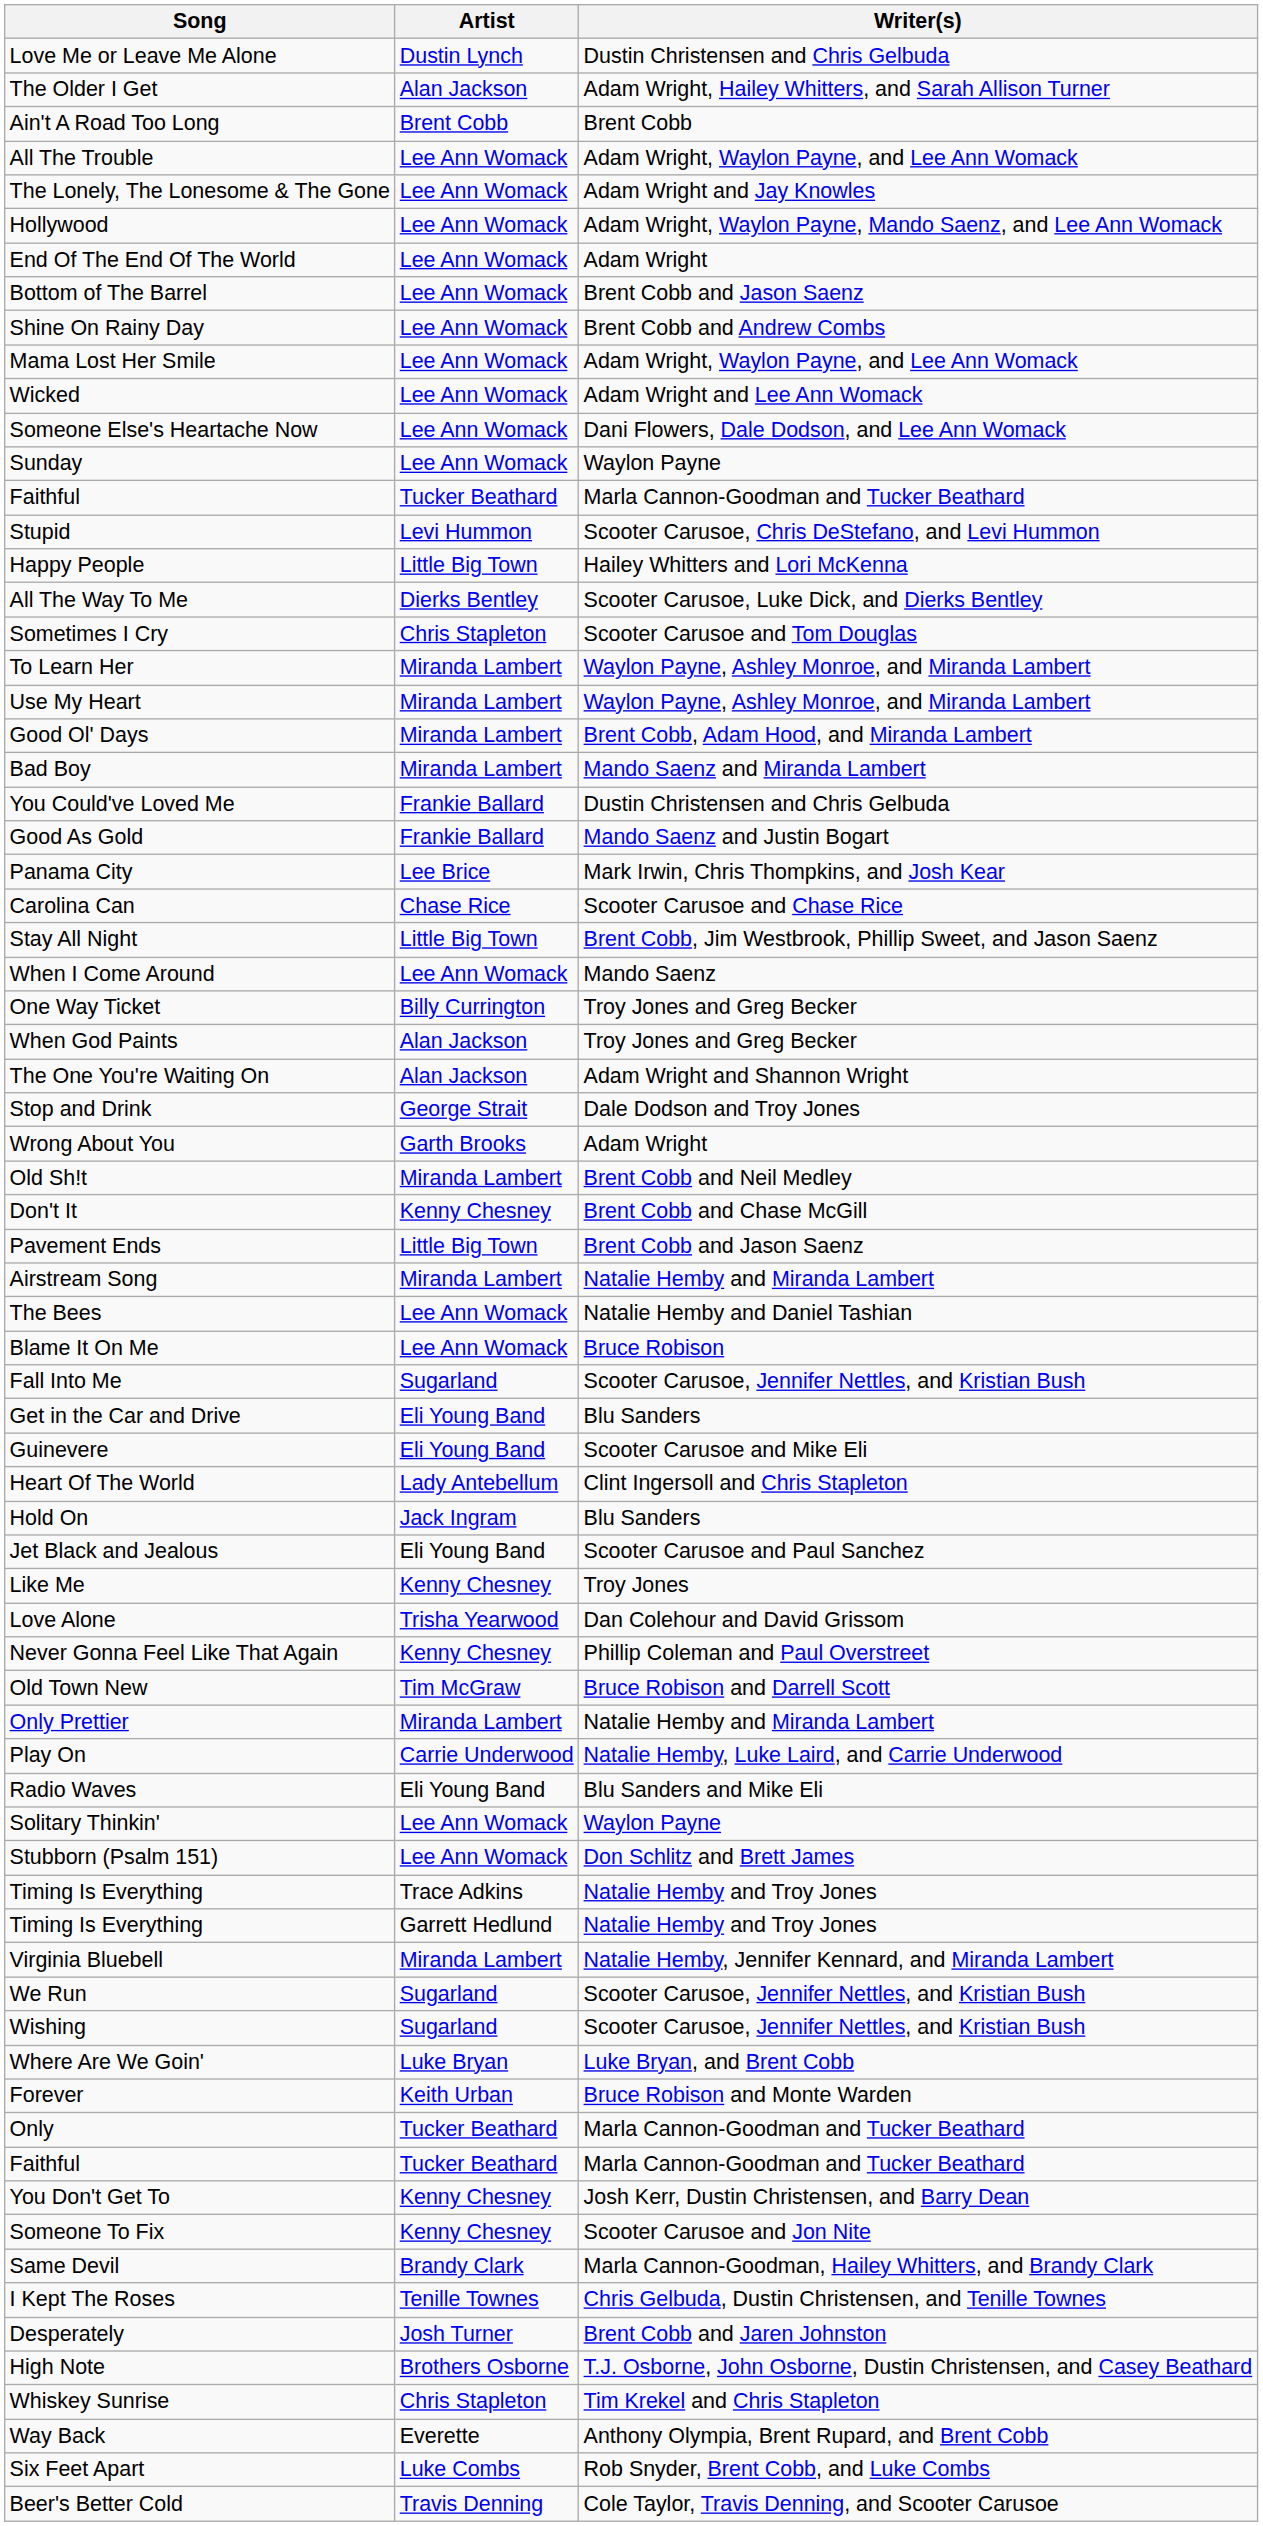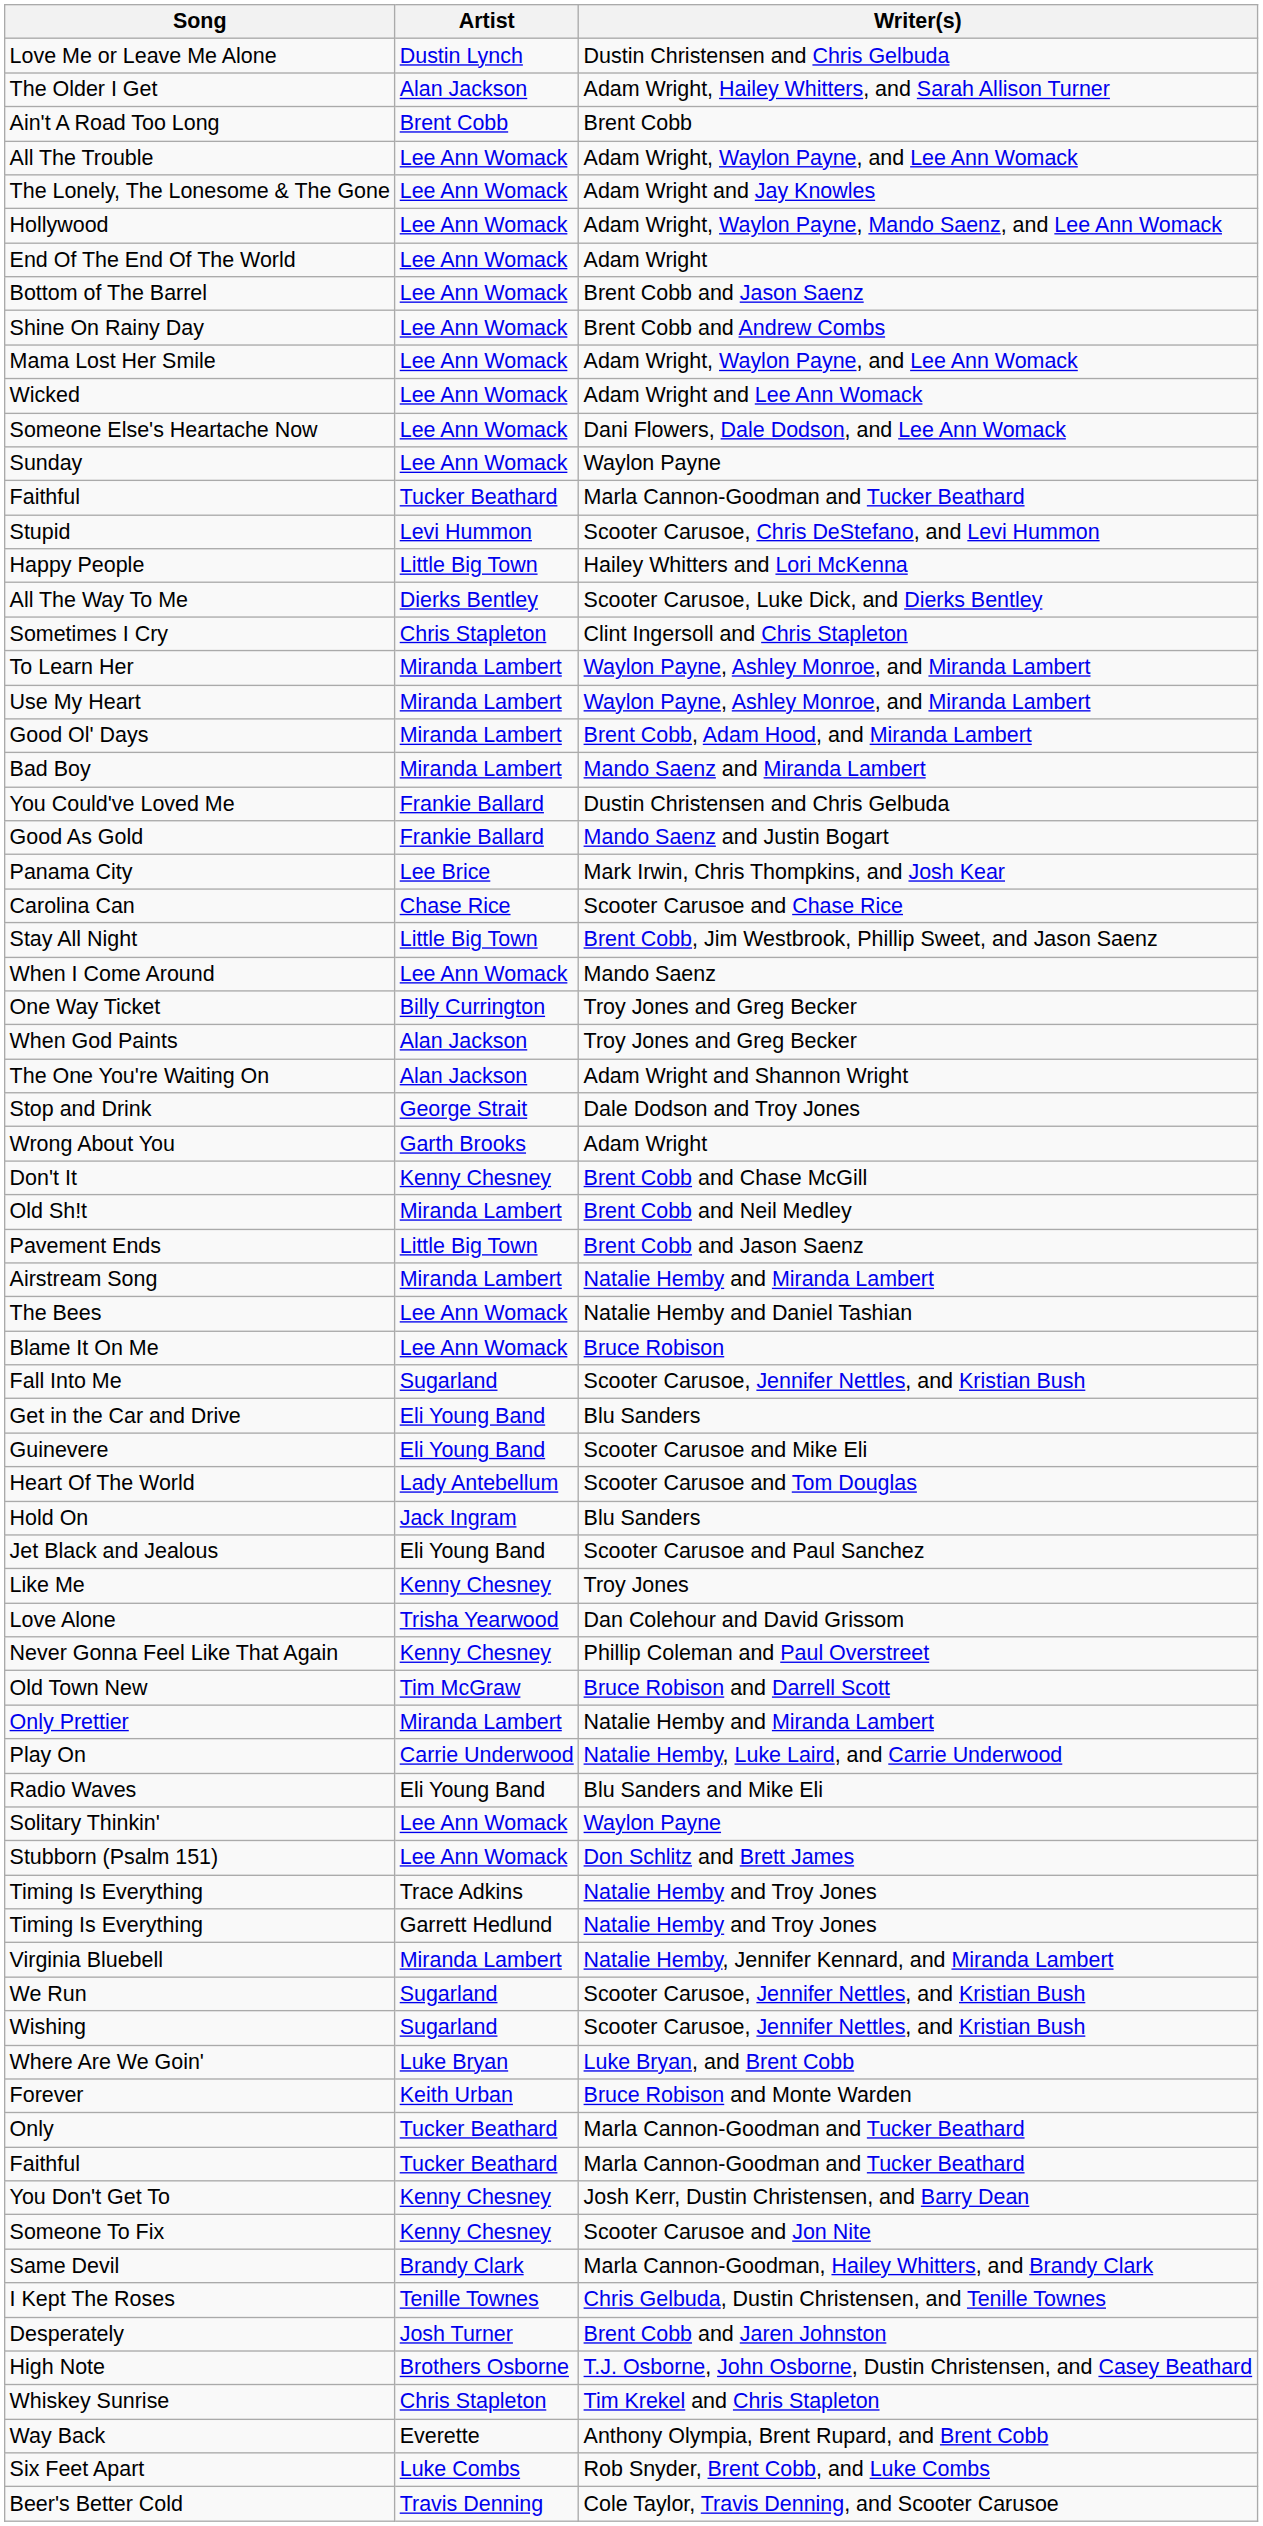(750, 633) Scooter Carusoe and Tom Douglas -> (746, 633) Clint Ingersoll and Chris Stapleton
rows swapped: (43, 1211) <-> (48, 1177)
(746, 1483) Clint Ingersoll and Chris Stapleton -> (750, 1483) Scooter Carusoe and Tom Douglas
